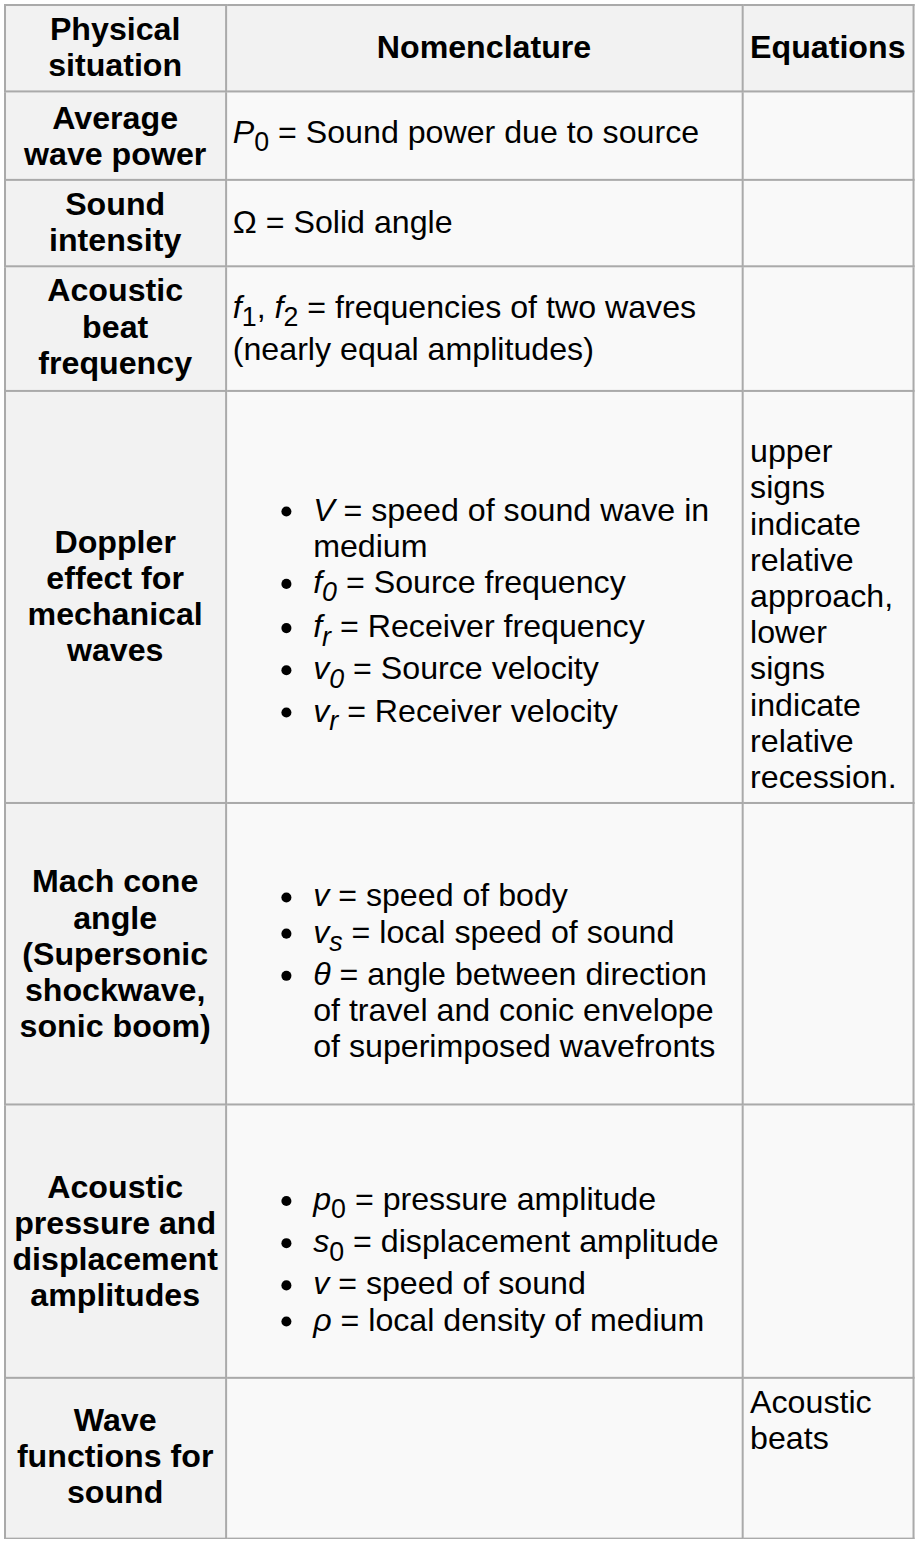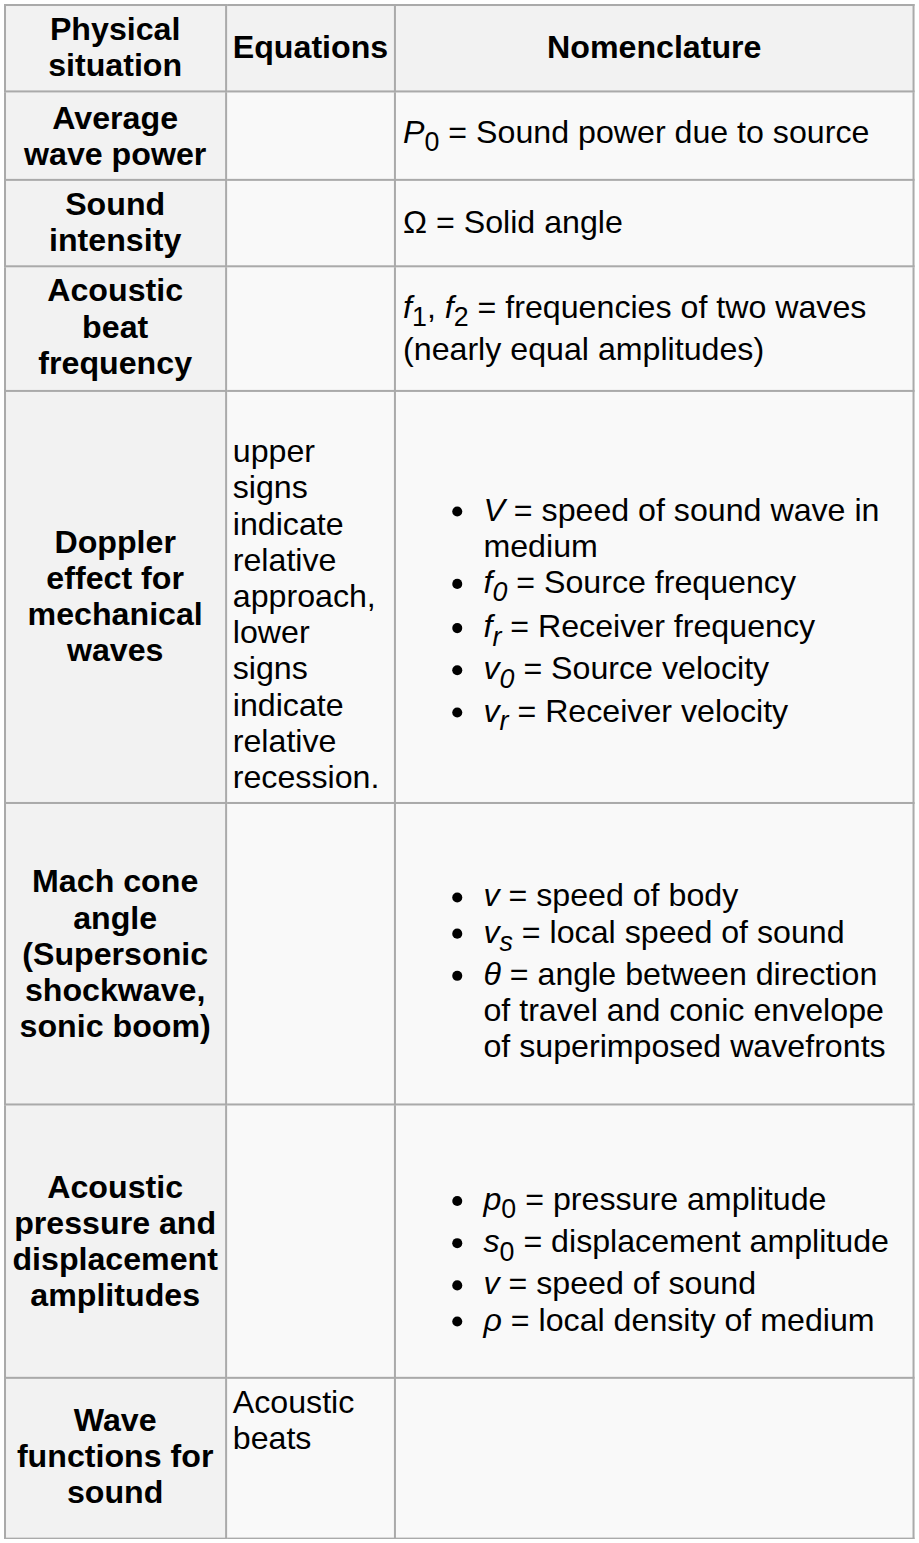columns swapped: (484, 48) <-> (828, 48)
